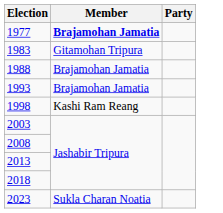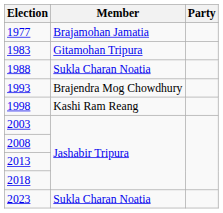(106, 32) bold -> (101, 32) normal
(101, 69) Brajamohan Jamatia -> (102, 69) Sukla Charan Noatia
(101, 87) Brajamohan Jamatia -> (118, 87) Brajendra Mog Chowdhury
